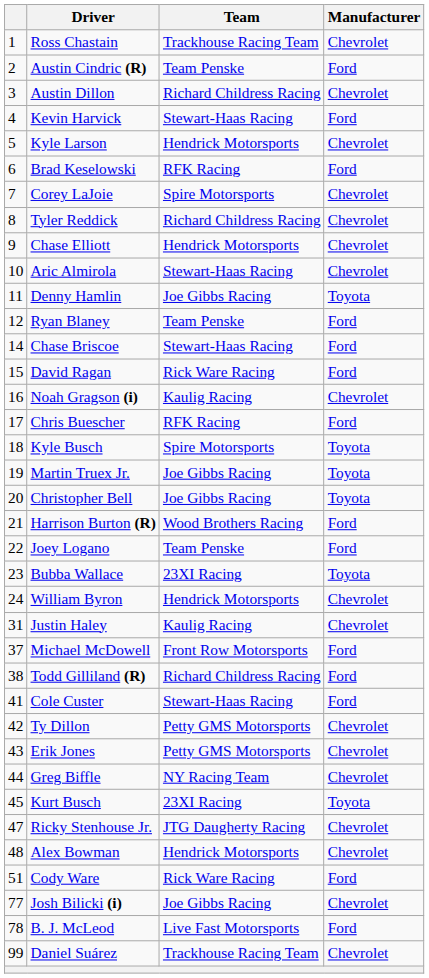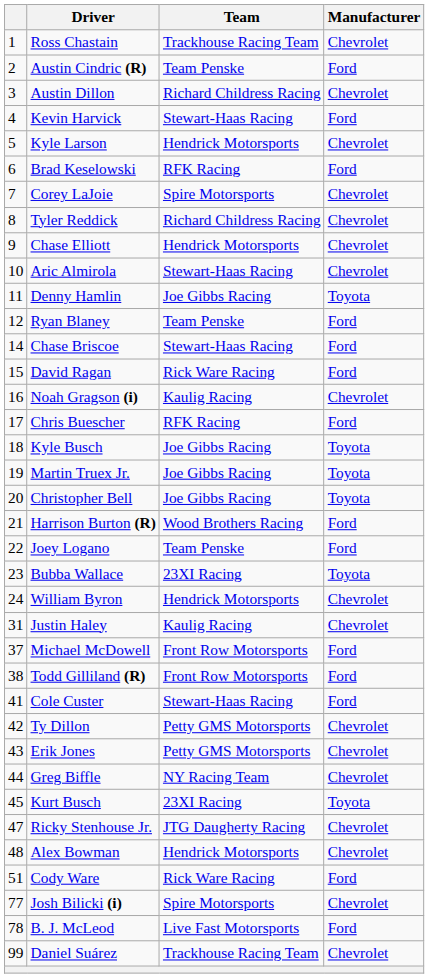(219, 447) Spire Motorsports -> (217, 447) Joe Gibbs Racing
(242, 675) Richard Childress Racing -> (235, 675) Front Row Motorsports
(217, 903) Joe Gibbs Racing -> (219, 903) Spire Motorsports
